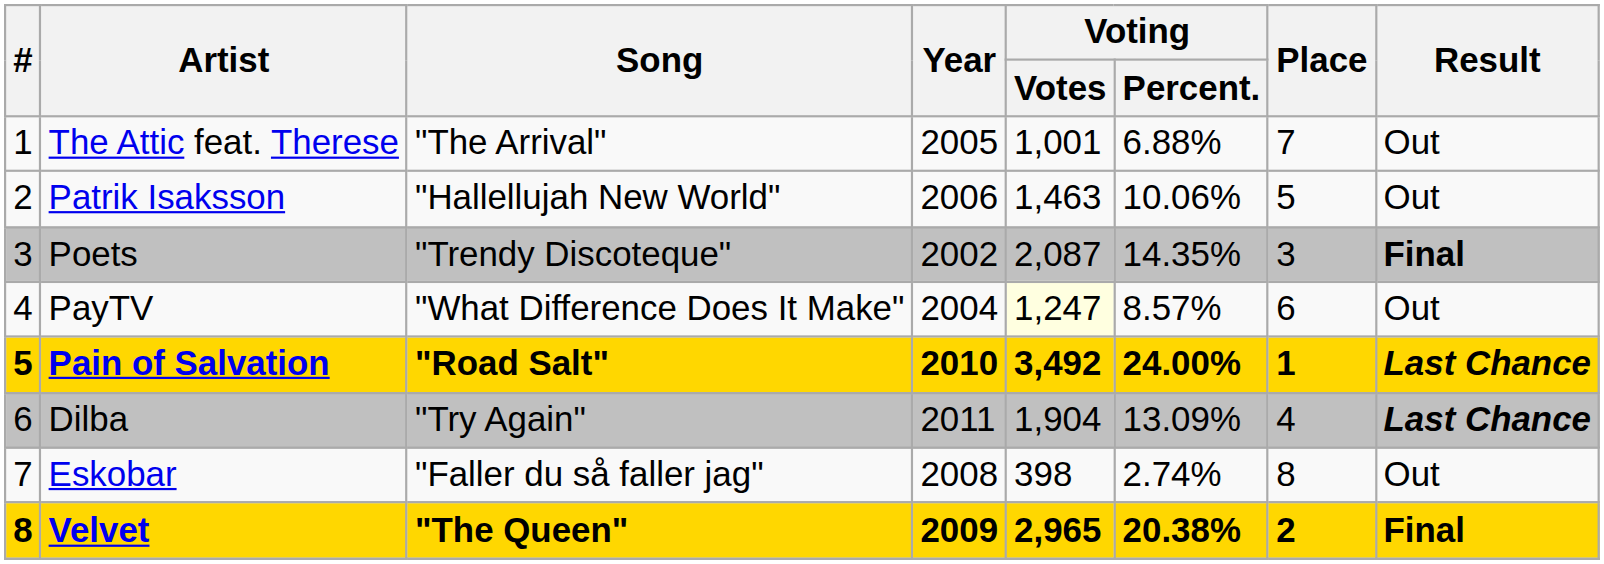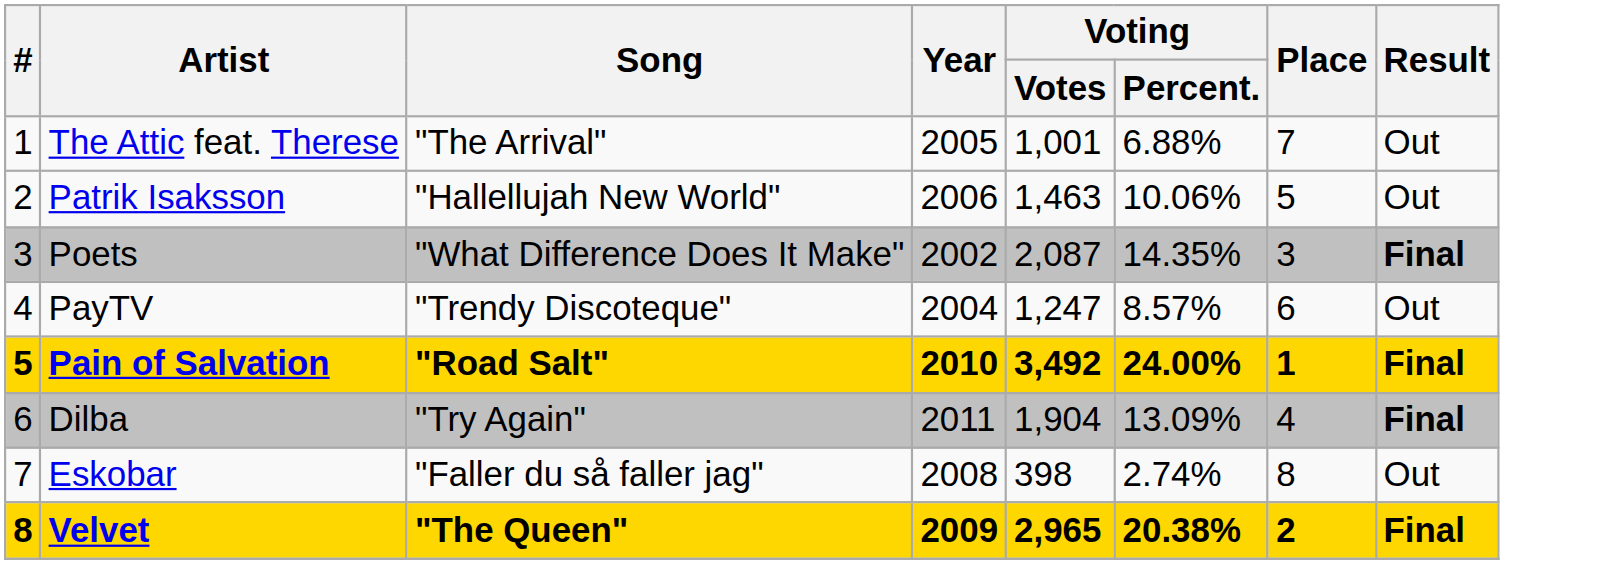(573, 253) "Trendy Discoteque" -> (660, 253) "What Difference Does It Make"
(660, 308) "What Difference Does It Make" -> (573, 308) "Trendy Discoteque"
(1058, 308) lightyellow background -> (1058, 308) no background
(1487, 364) Last Chance -> (1424, 364) Final
(1487, 419) Last Chance -> (1424, 419) Final
